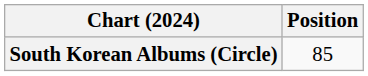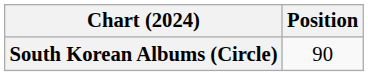(323, 53) 85 -> (323, 53) 90
